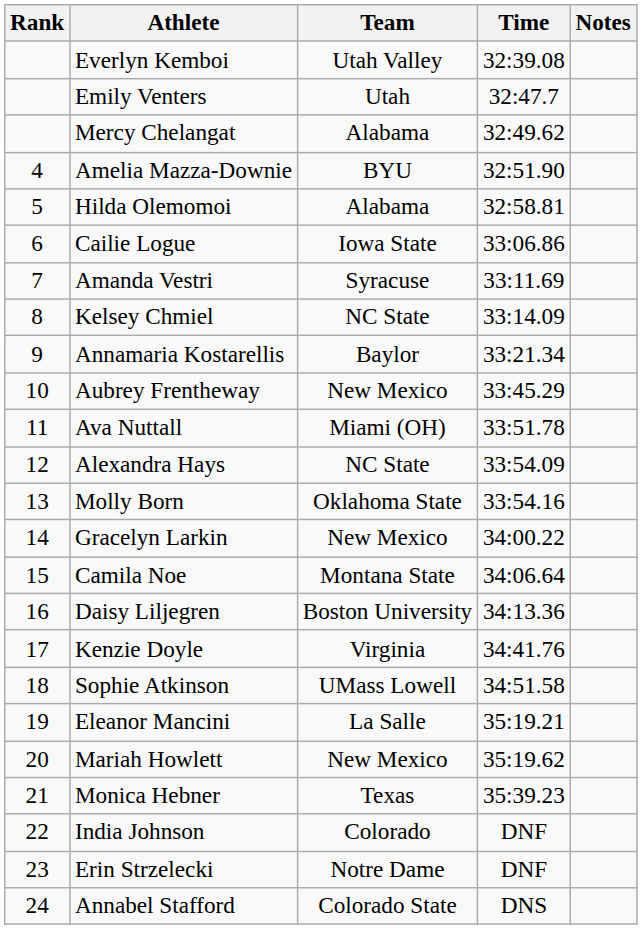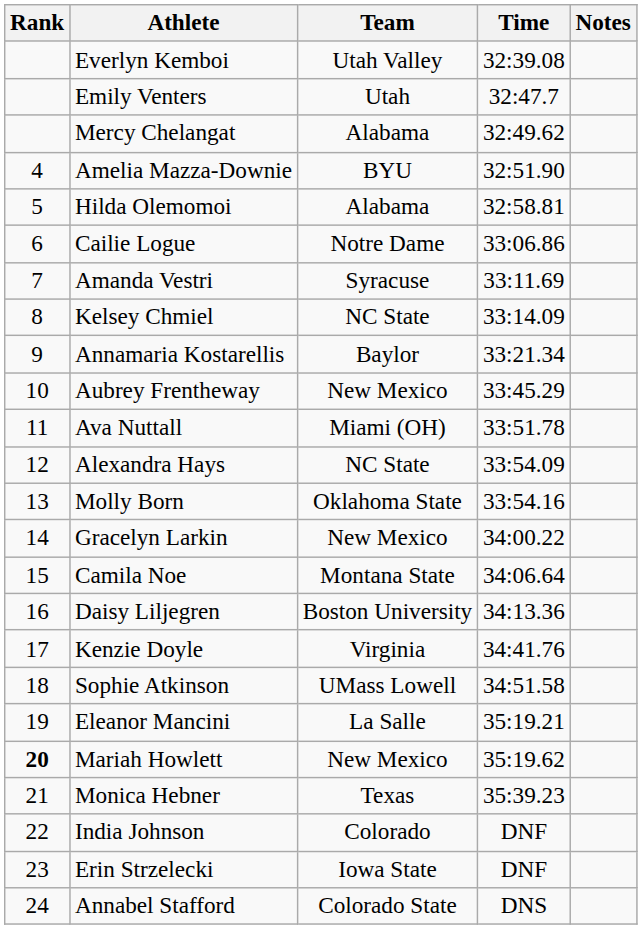(387, 243) Iowa State -> (387, 243) Notre Dame
(37, 758) normal -> (37, 758) bold
(387, 869) Notre Dame -> (387, 869) Iowa State
